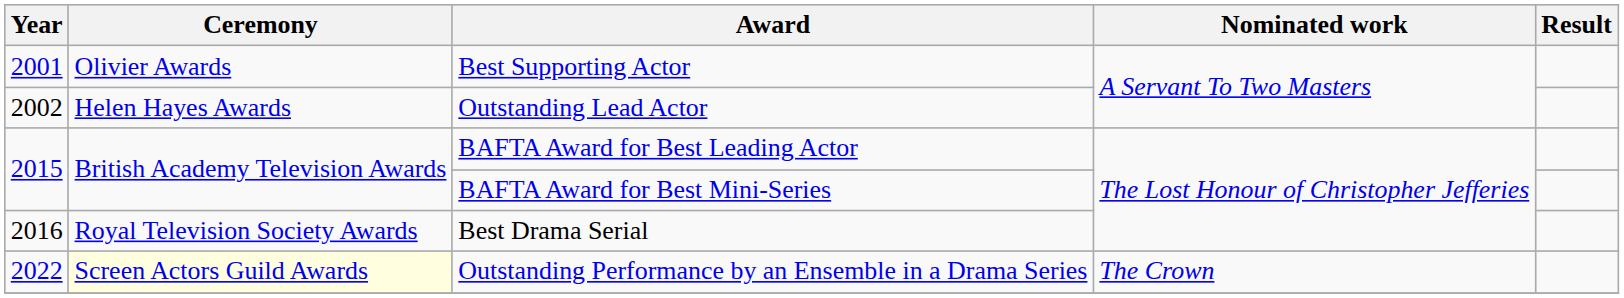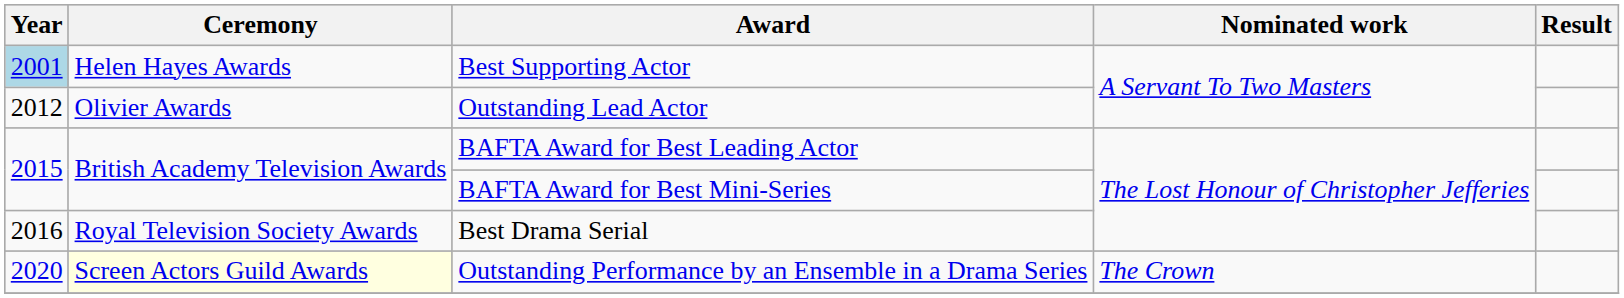(37, 66) no background -> (37, 66) lightblue background
(153, 66) Olivier Awards -> (183, 66) Helen Hayes Awards
(37, 107) 2002 -> (37, 107) 2012
(183, 107) Helen Hayes Awards -> (153, 107) Olivier Awards
(37, 271) 2022 -> (37, 271) 2020
